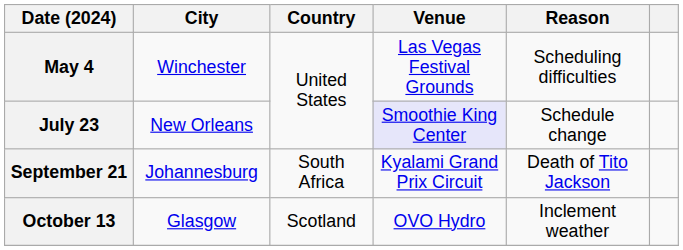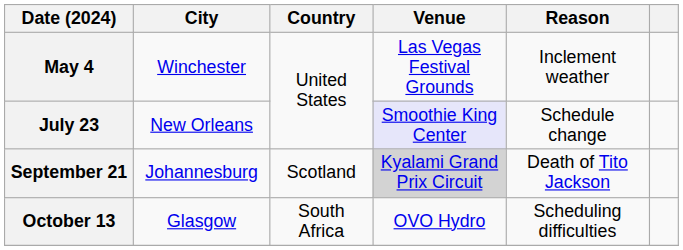(577, 66) Scheduling difficulties -> (577, 66) Inclement weather
(321, 173) South Africa -> (321, 173) Scotland
(439, 173) no background -> (439, 173) lightgrey background
(321, 221) Scotland -> (321, 221) South Africa
(577, 221) Inclement weather -> (577, 221) Scheduling difficulties
